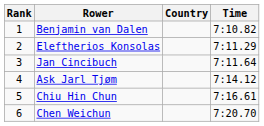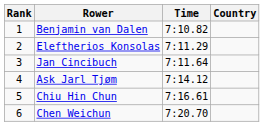columns swapped: (187, 13) <-> (235, 13)
